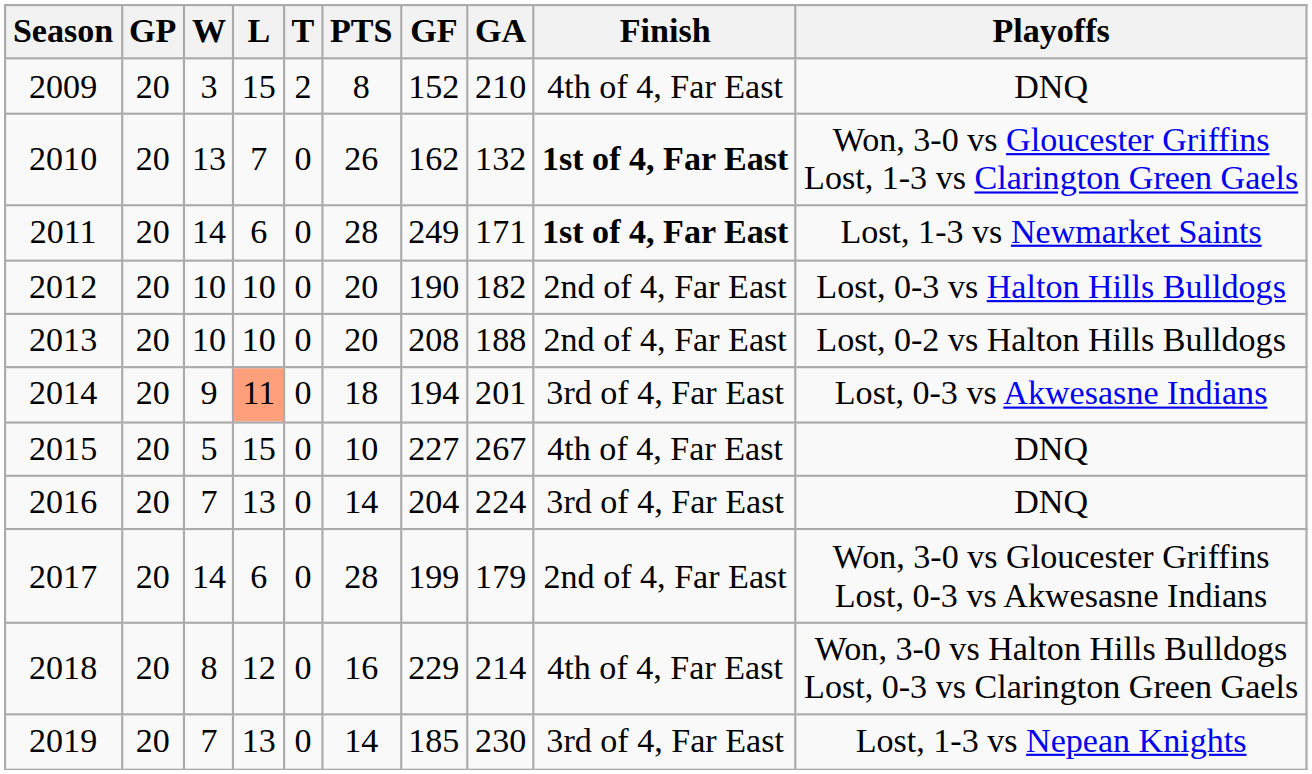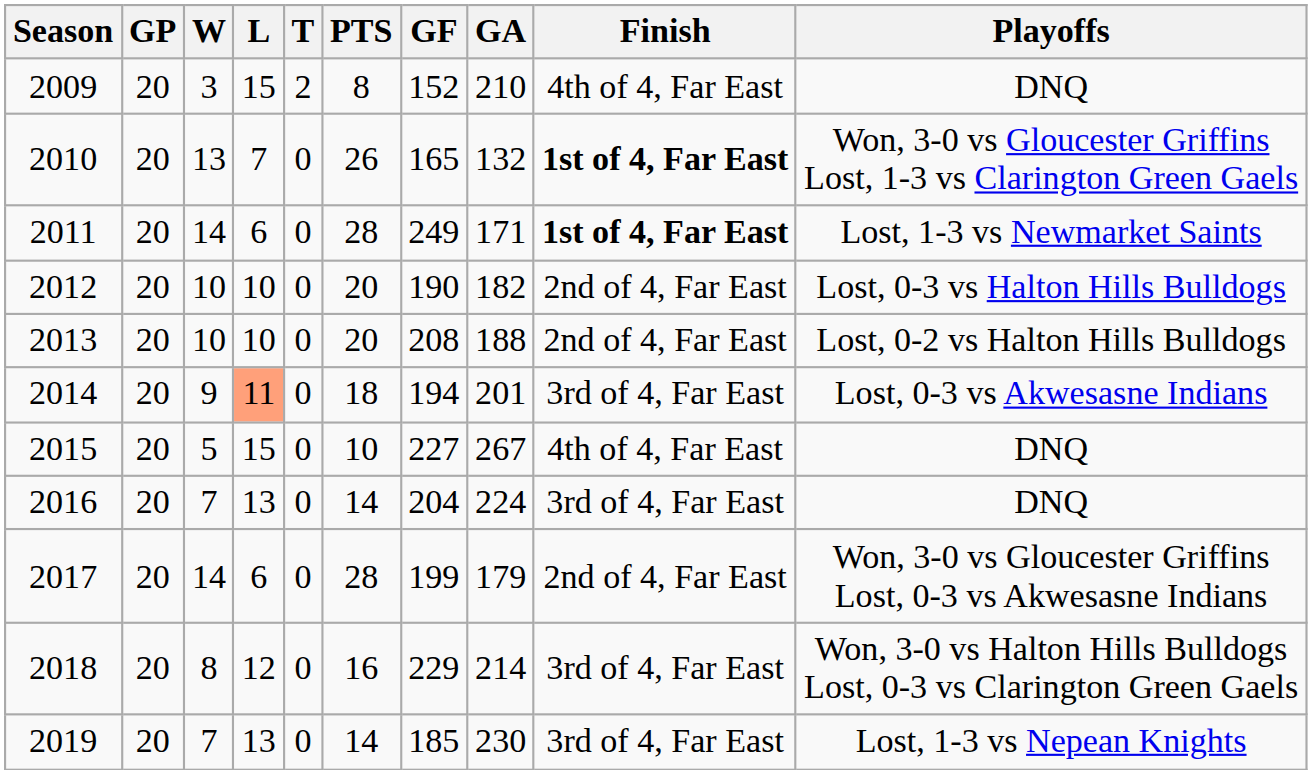(434, 158) 162 -> (434, 158) 165
(665, 667) 4th of 4, Far East -> (665, 667) 3rd of 4, Far East
